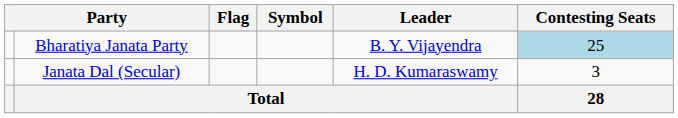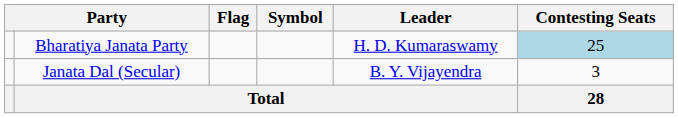(426, 44) B. Y. Vijayendra -> (426, 44) H. D. Kumaraswamy
(426, 71) H. D. Kumaraswamy -> (426, 71) B. Y. Vijayendra
